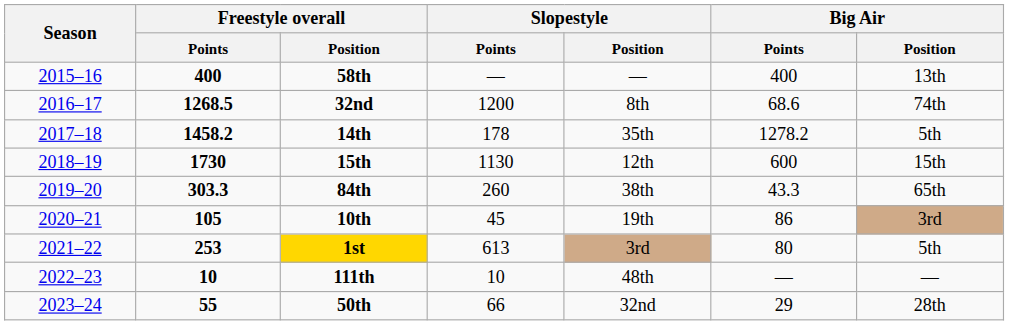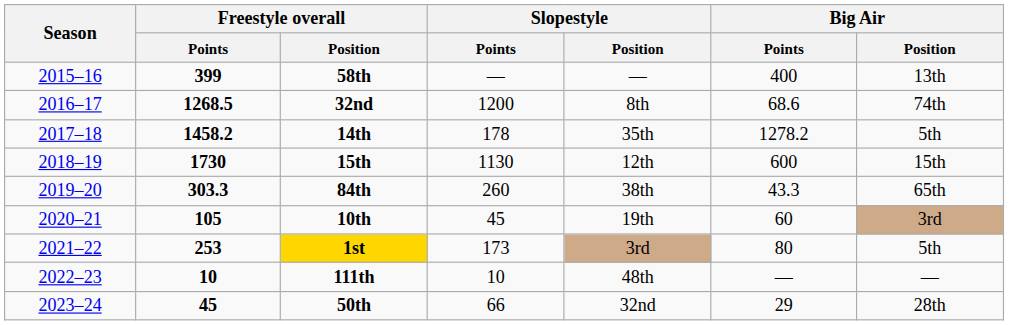(208, 76) 400 -> (208, 76) 399
(784, 219) 86 -> (784, 219) 60
(496, 248) 613 -> (496, 248) 173
(208, 305) 55 -> (208, 305) 45
